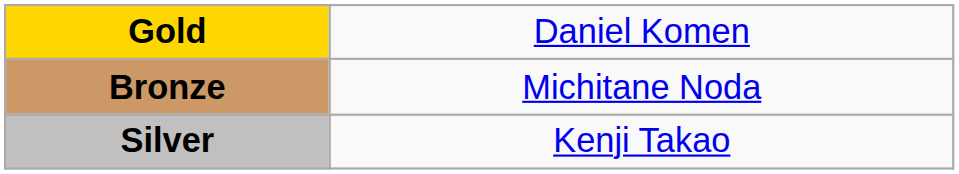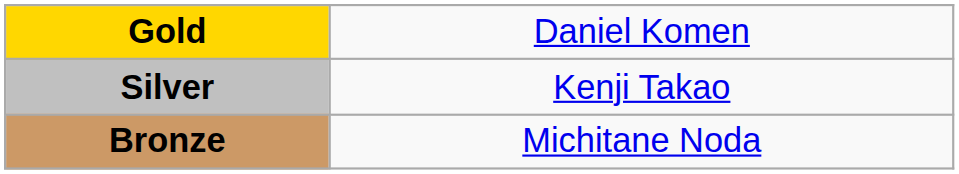rows swapped: (167, 140) <-> (167, 86)
